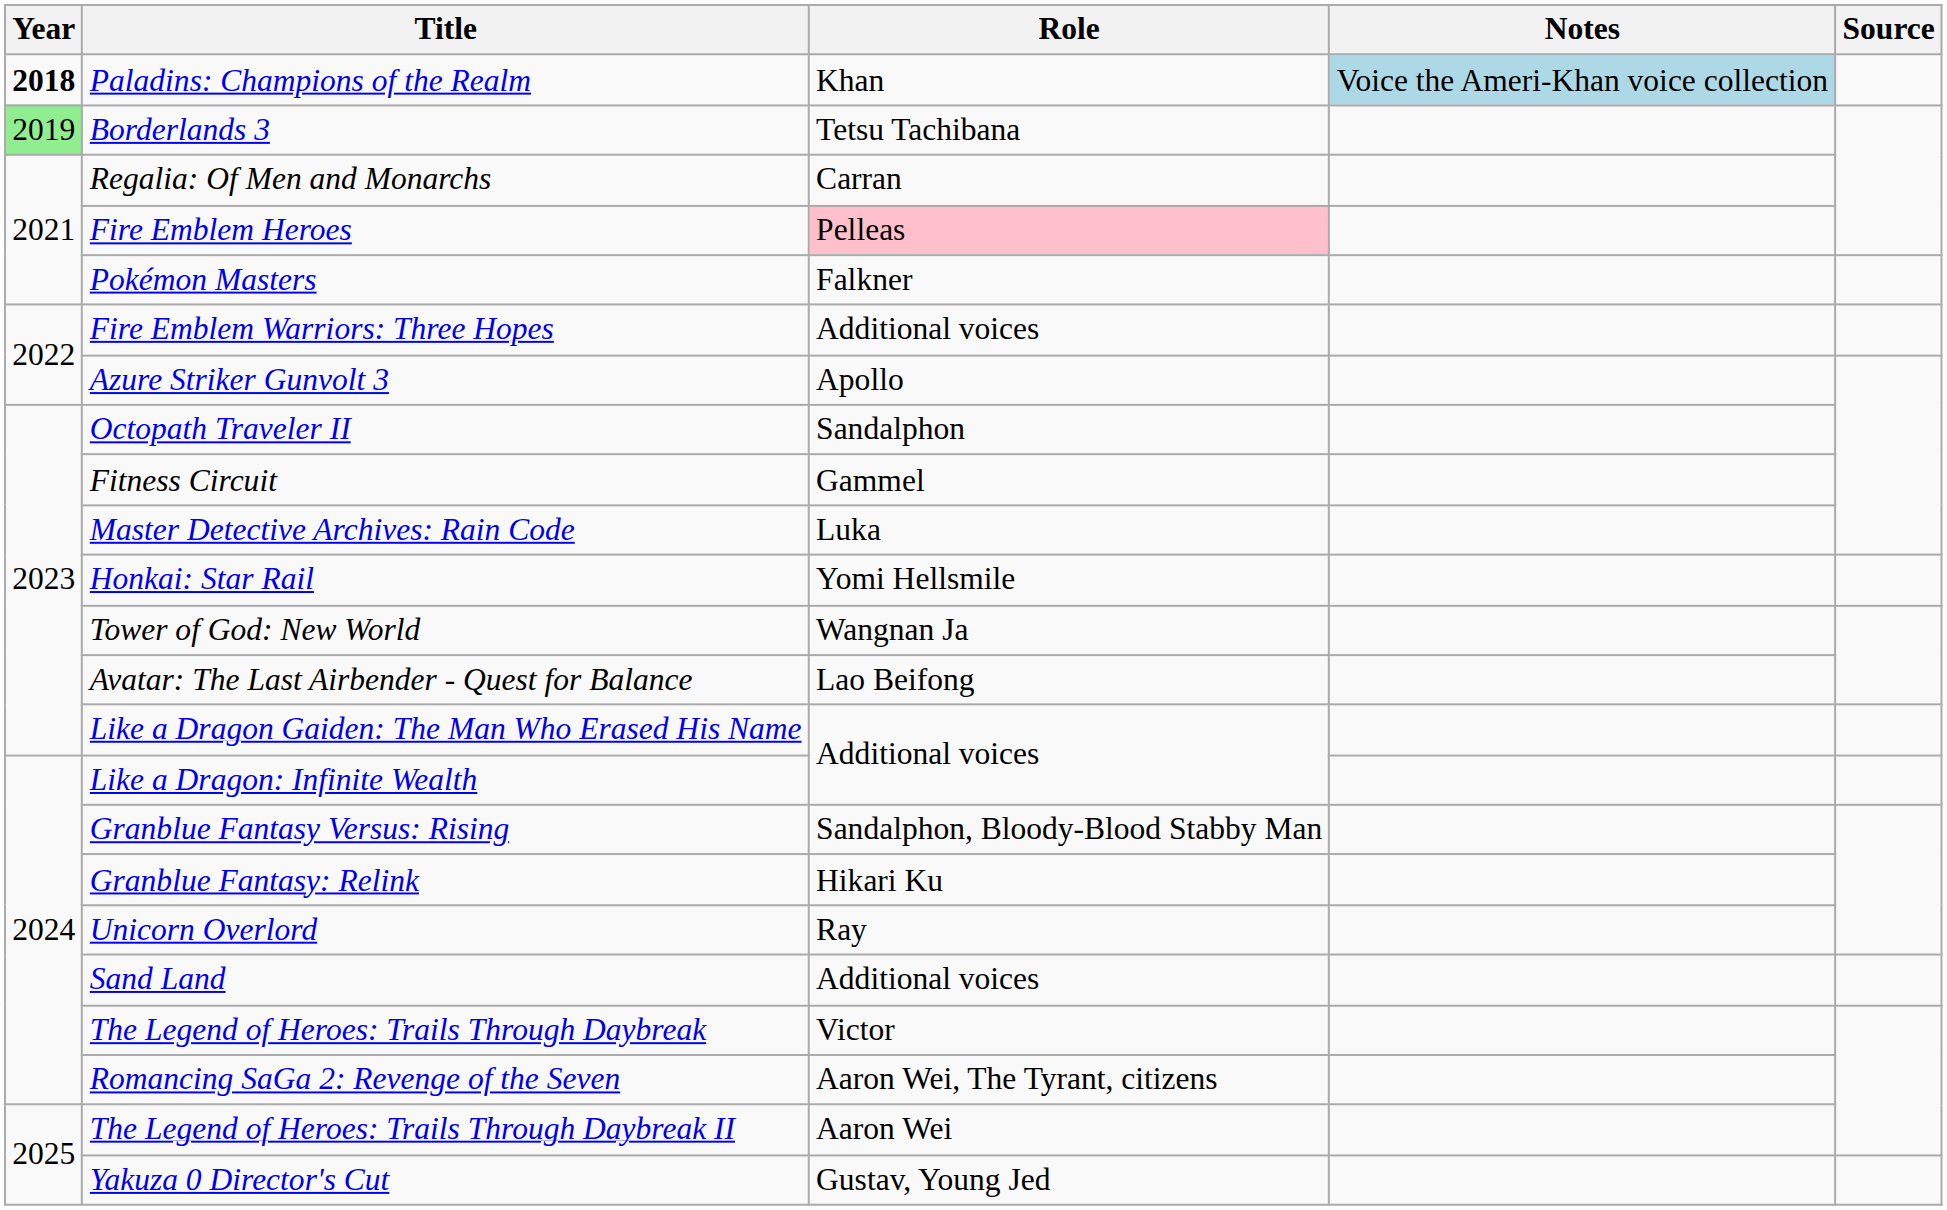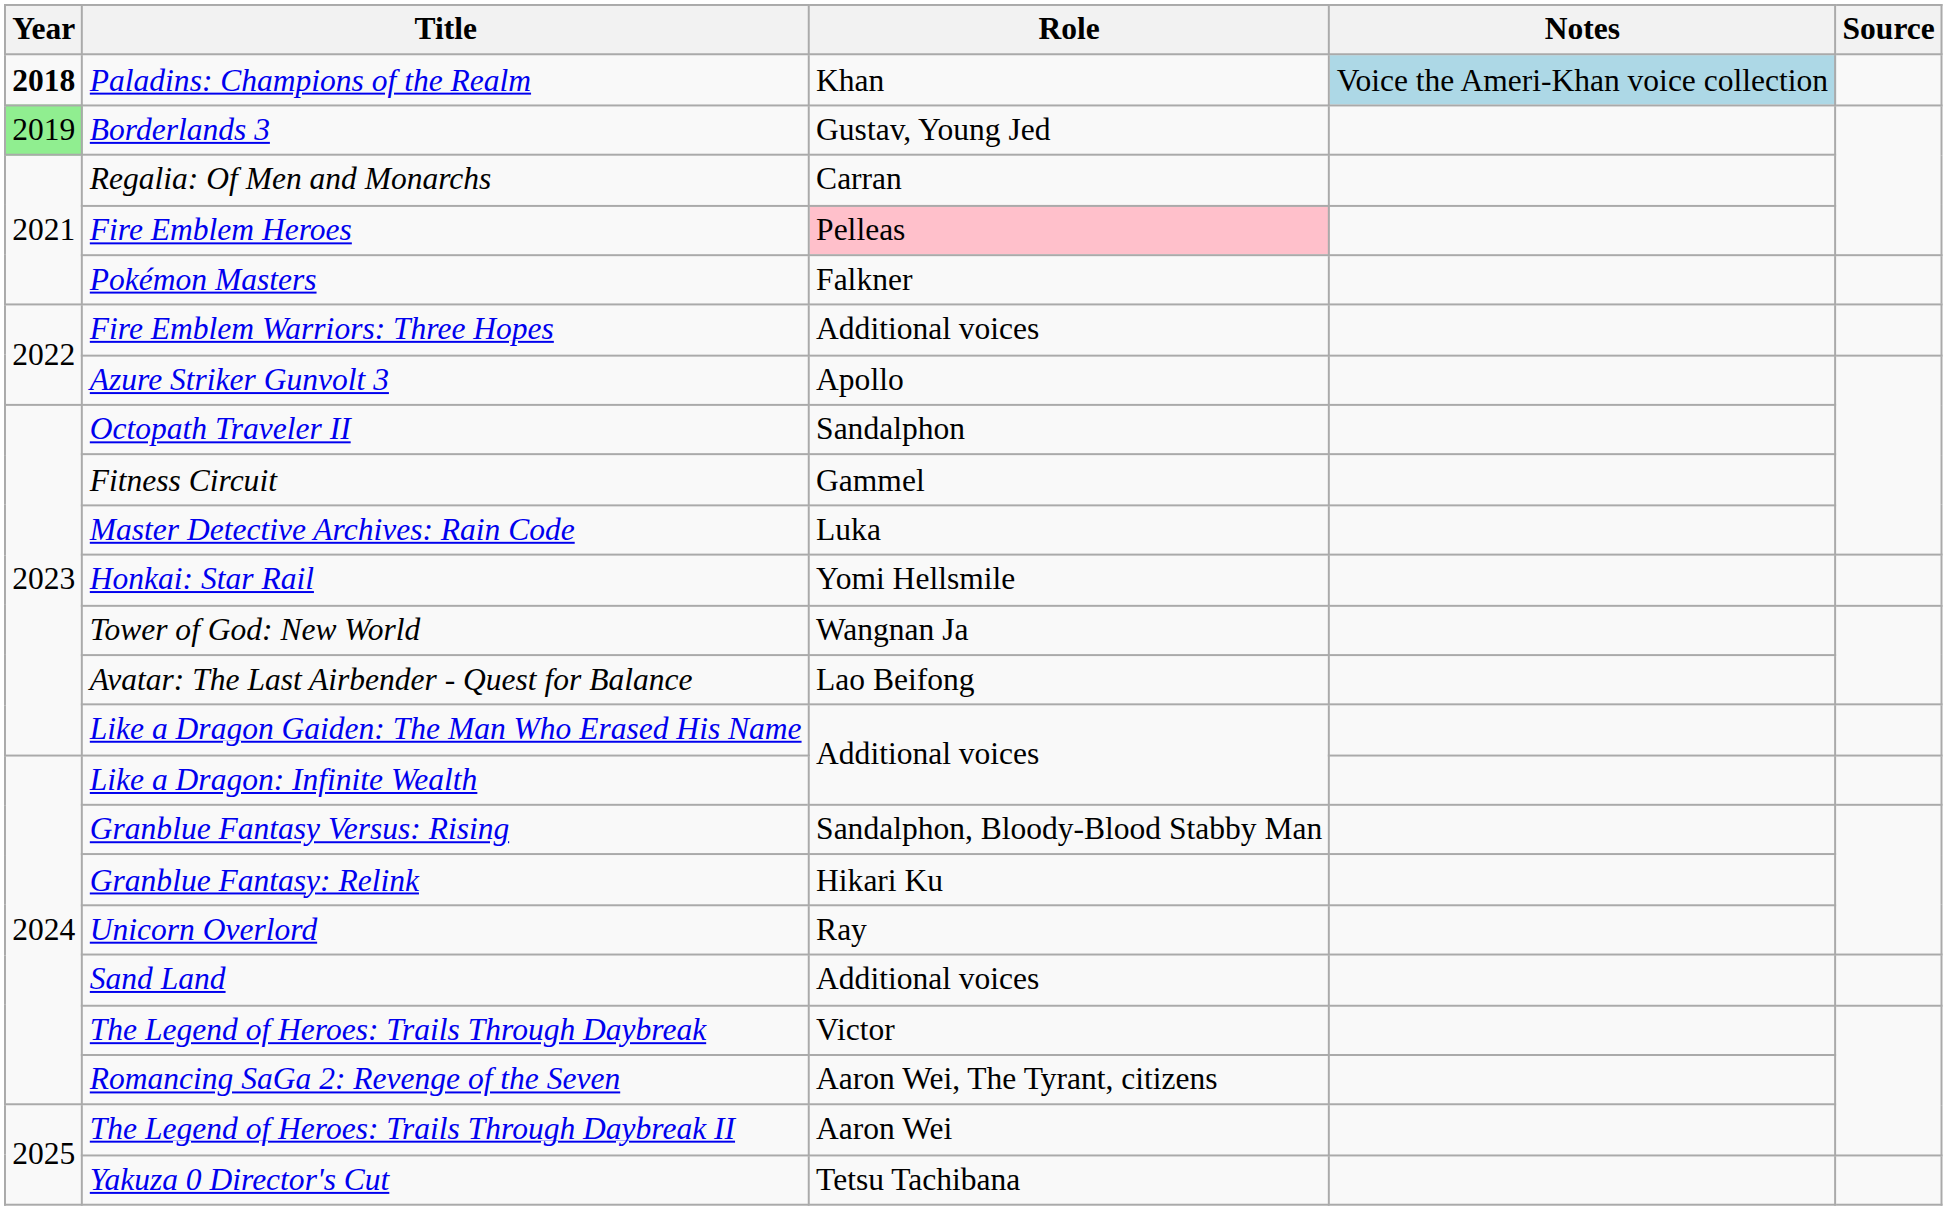(918, 129) Tetsu Tachibana -> (933, 129) Gustav, Young Jed
(933, 1179) Gustav, Young Jed -> (918, 1179) Tetsu Tachibana
